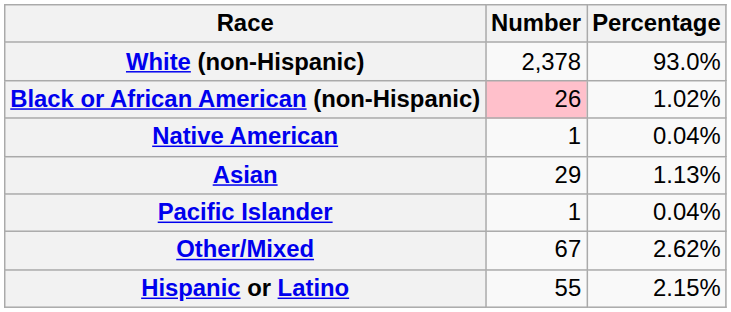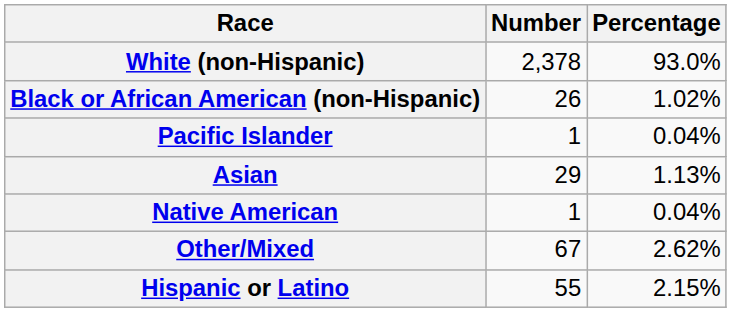(568, 99) pink background -> (568, 99) no background
rows swapped: (245, 136) <-> (245, 212)
